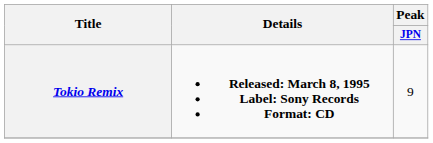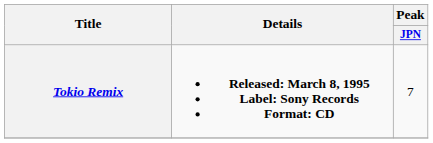(410, 91) 9 -> (410, 91) 7
